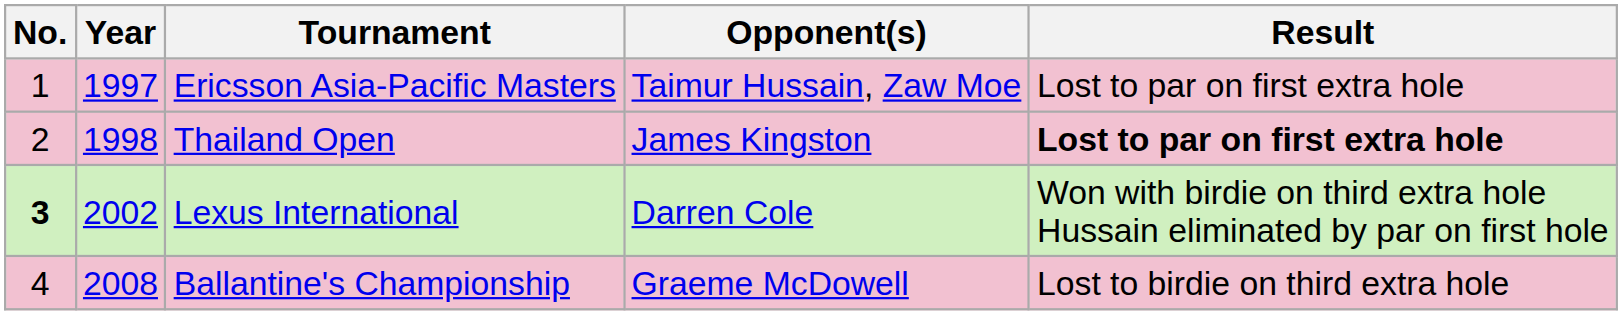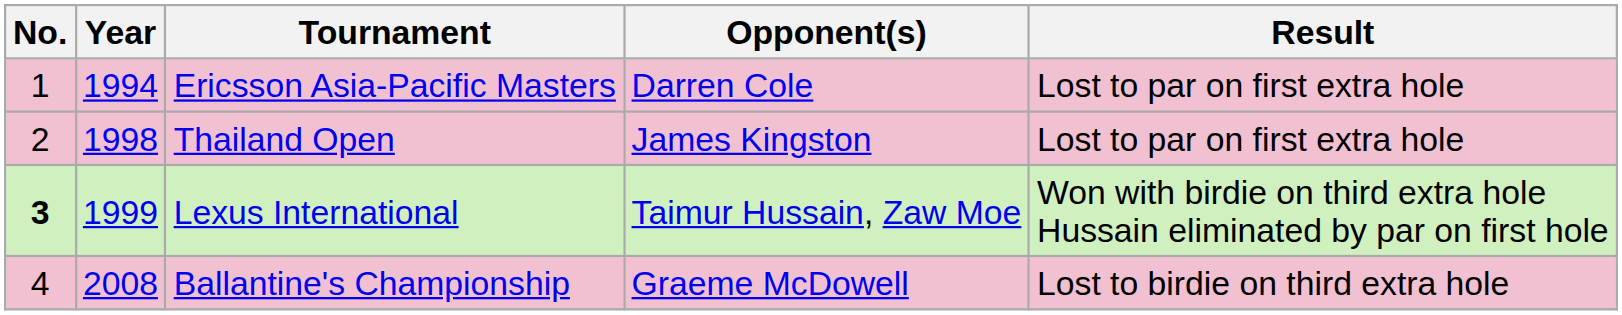(120, 85) 1997 -> (120, 85) 1994
(826, 85) Taimur Hussain, Zaw Moe -> (722, 85) Darren Cole
(1270, 139) bold -> (1251, 139) normal
(120, 211) 2002 -> (120, 211) 1999
(722, 211) Darren Cole -> (826, 211) Taimur Hussain, Zaw Moe
